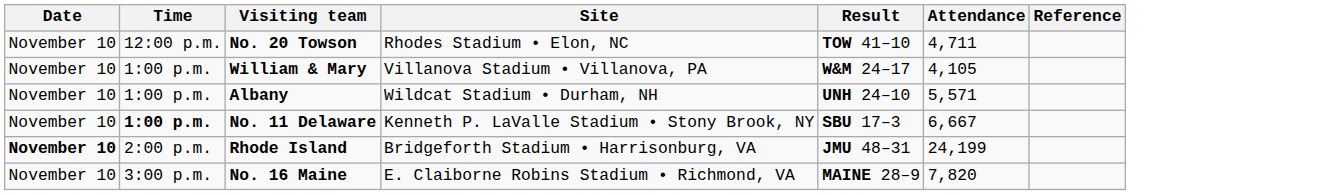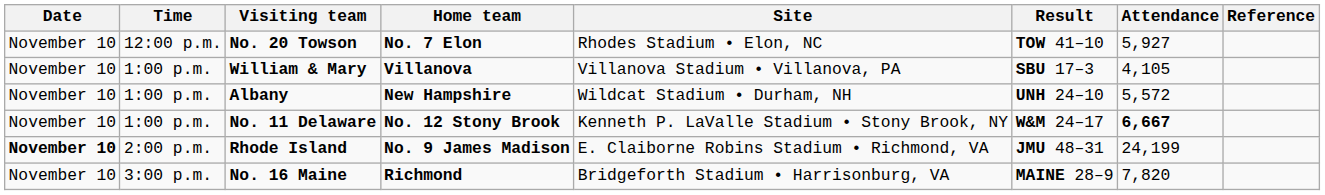+ column: (477, 18)
(952, 44) 4,711 -> (1146, 44) 5,927
(866, 71) W&M 24–17 -> (1055, 71) SBU 17–3
(952, 97) 5,571 -> (1146, 97) 5,572
(168, 123) bold -> (168, 123) normal
(861, 123) SBU 17–3 -> (1060, 123) W&M 24–17
(952, 123) normal -> (1146, 123) bold
(570, 150) Bridgeforth Stadium • Harrisonburg, VA -> (783, 150) E. Claiborne Robins Stadium • Richmond, VA
(589, 176) E. Claiborne Robins Stadium • Richmond, VA -> (764, 176) Bridgeforth Stadium • Harrisonburg, VA
